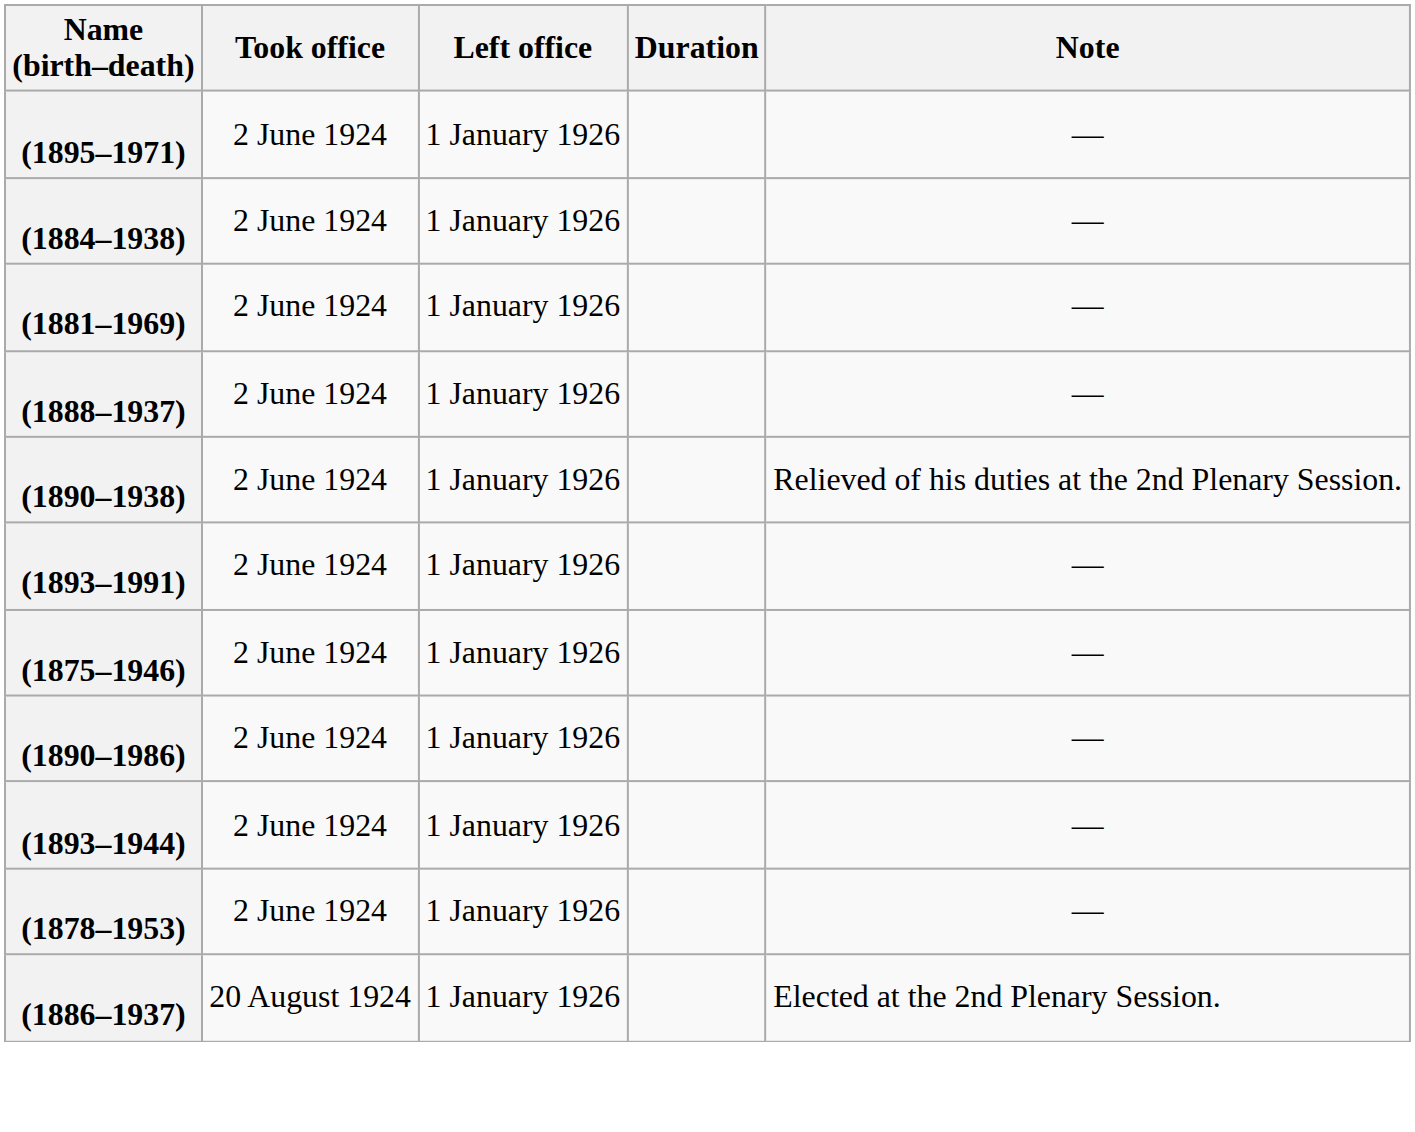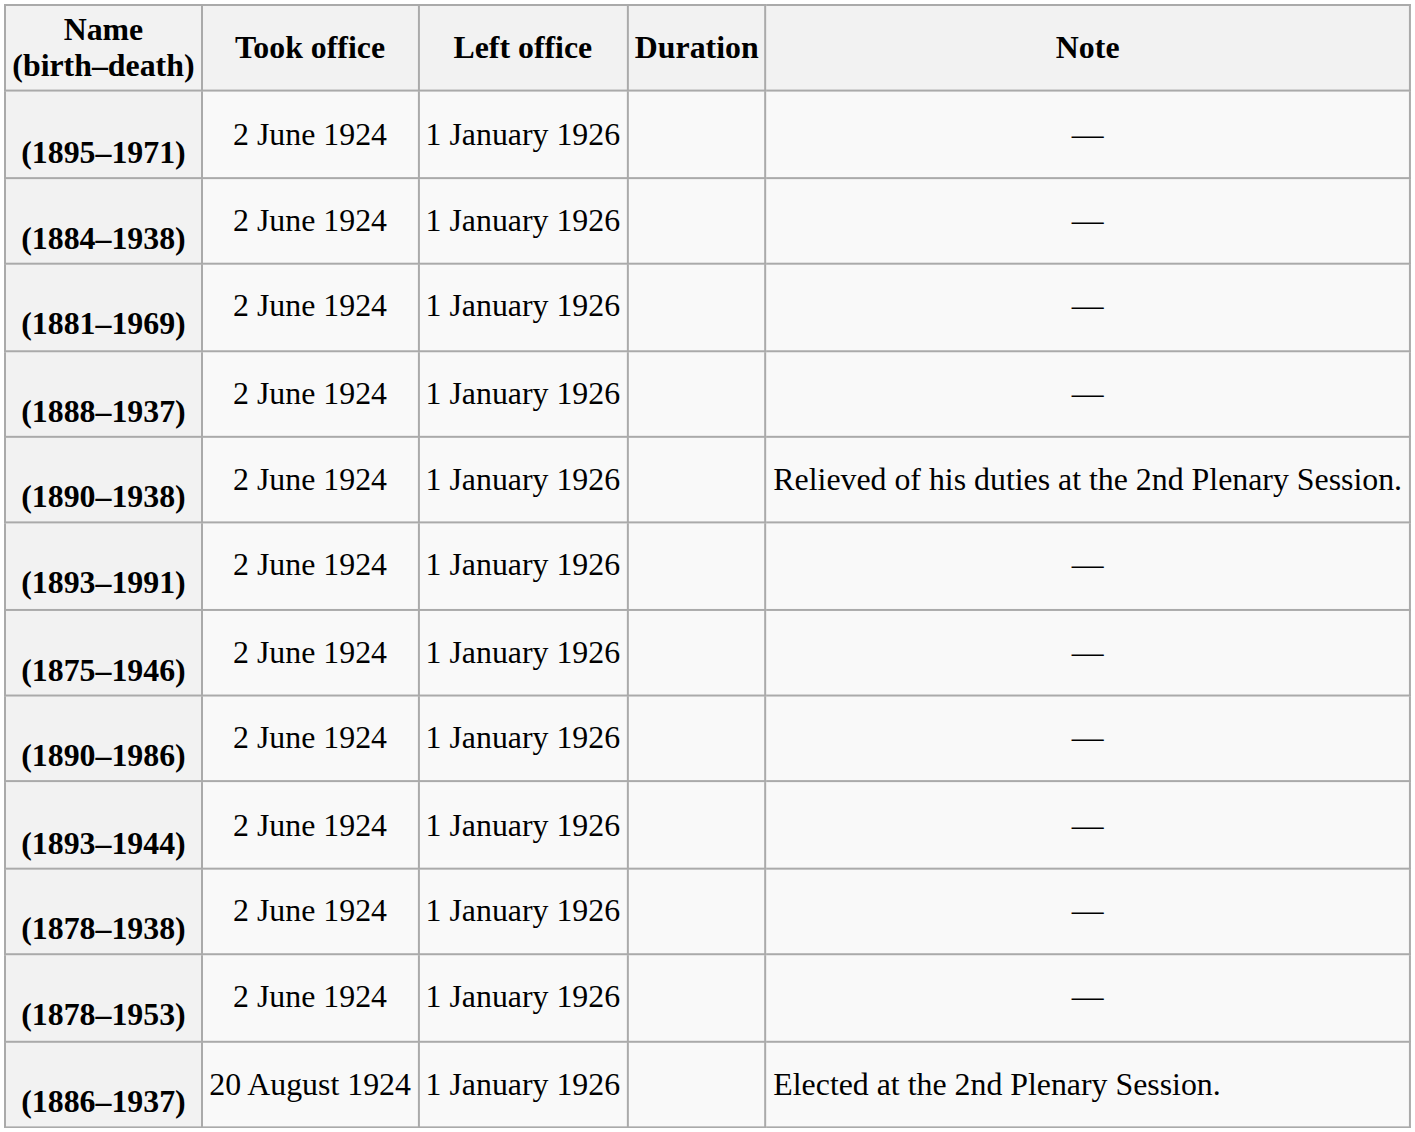+ row: (103, 928)
